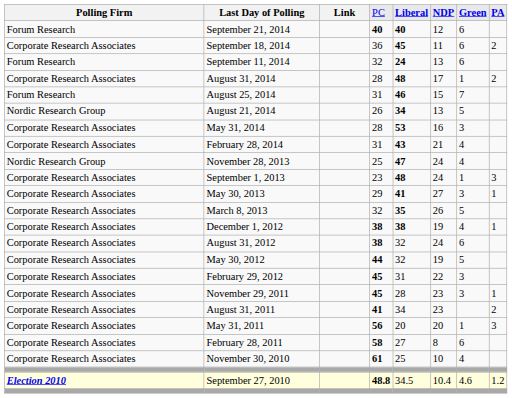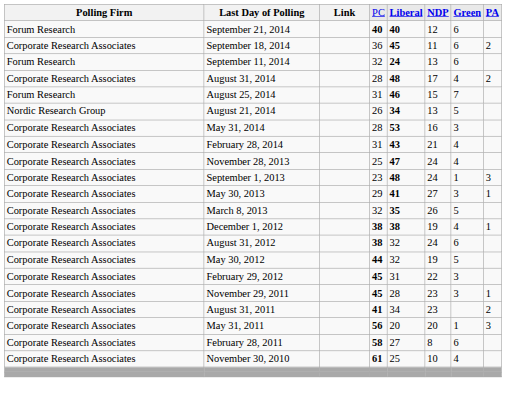(462, 78) 1 -> (456, 78) 4
(56, 161) Nordic Research Group -> (71, 161) Corporate Research Associates
- row: (248, 380)
